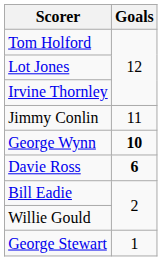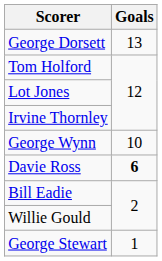+ row: (57, 42)
- row: (53, 117)
(134, 142) bold -> (134, 142) normal
